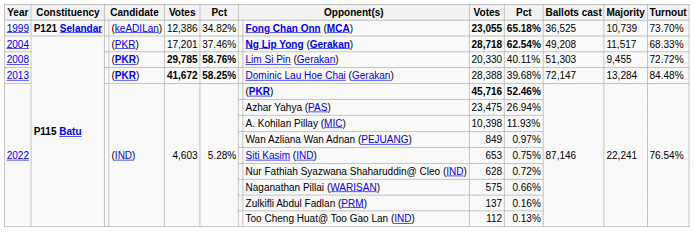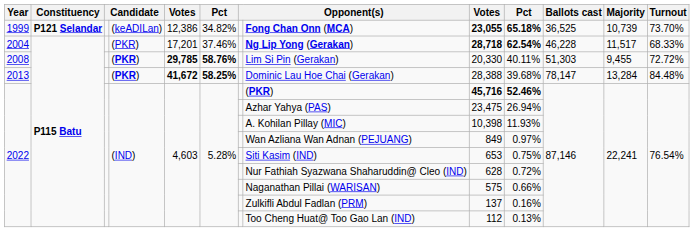(561, 44) 49,208 -> (561, 44) 46,228
(561, 76) 72,147 -> (561, 76) 78,147
